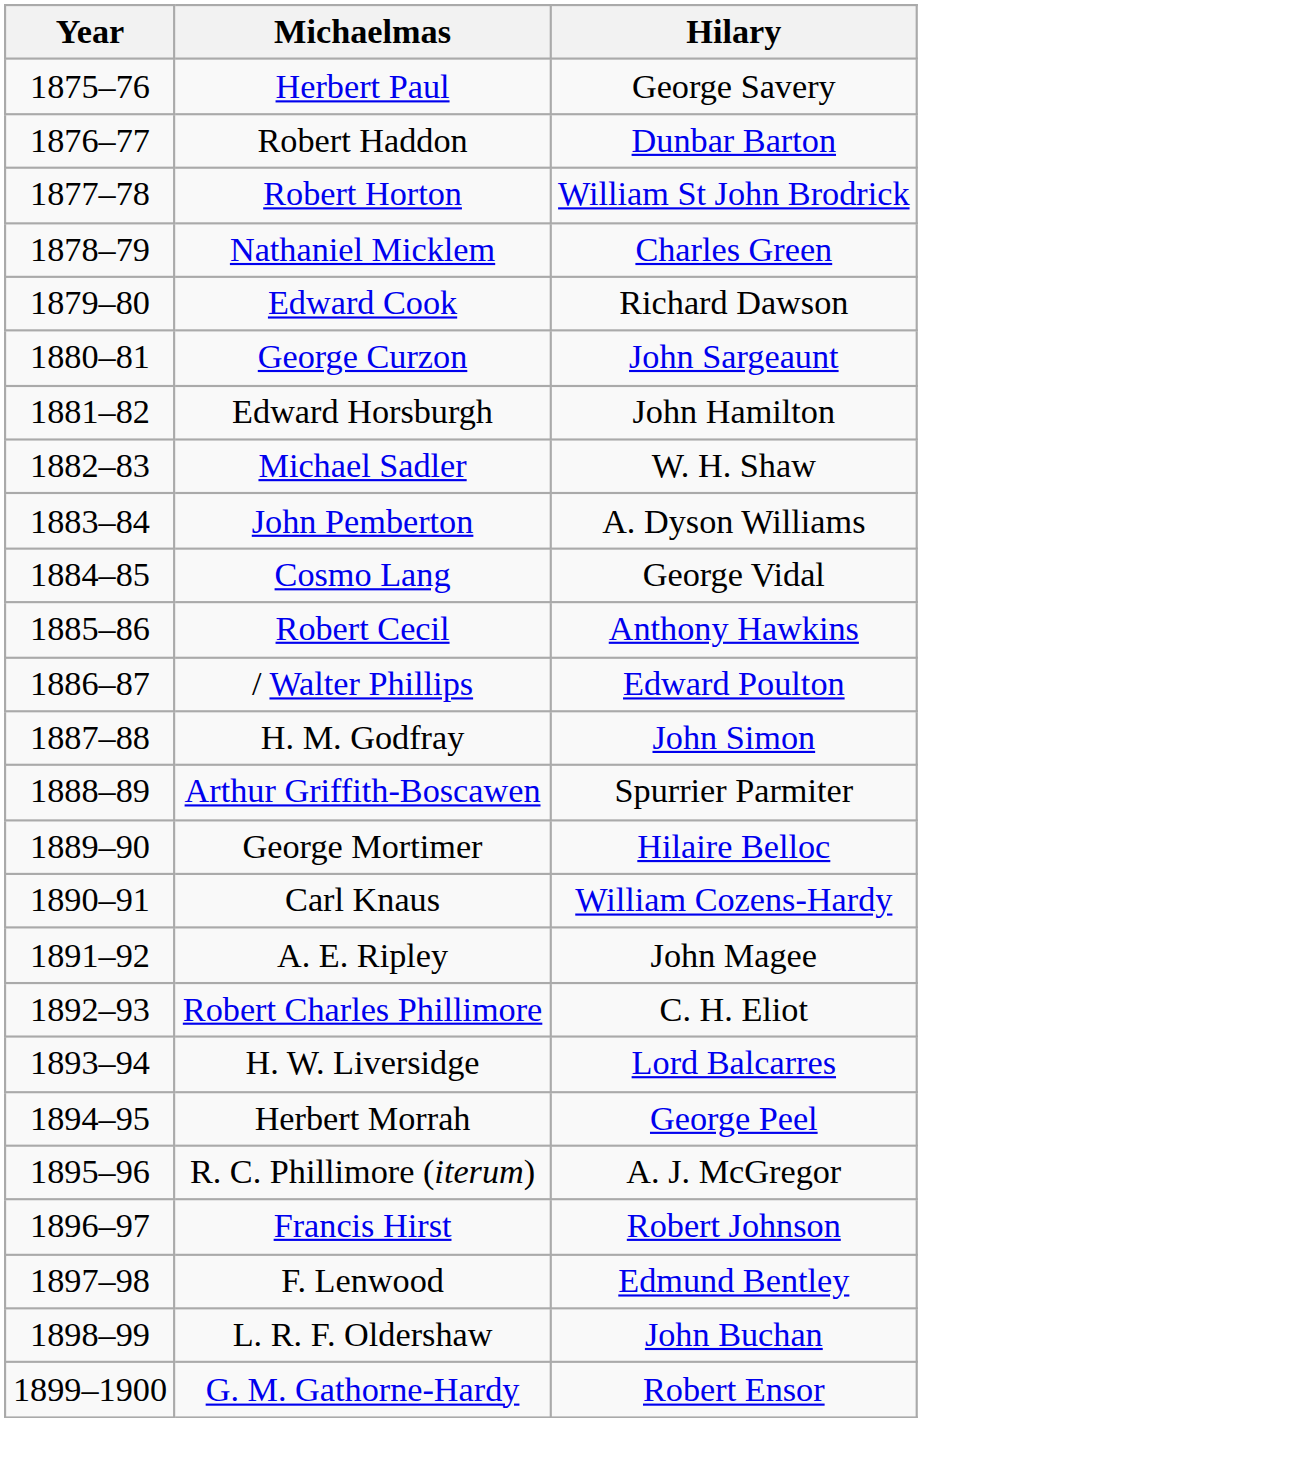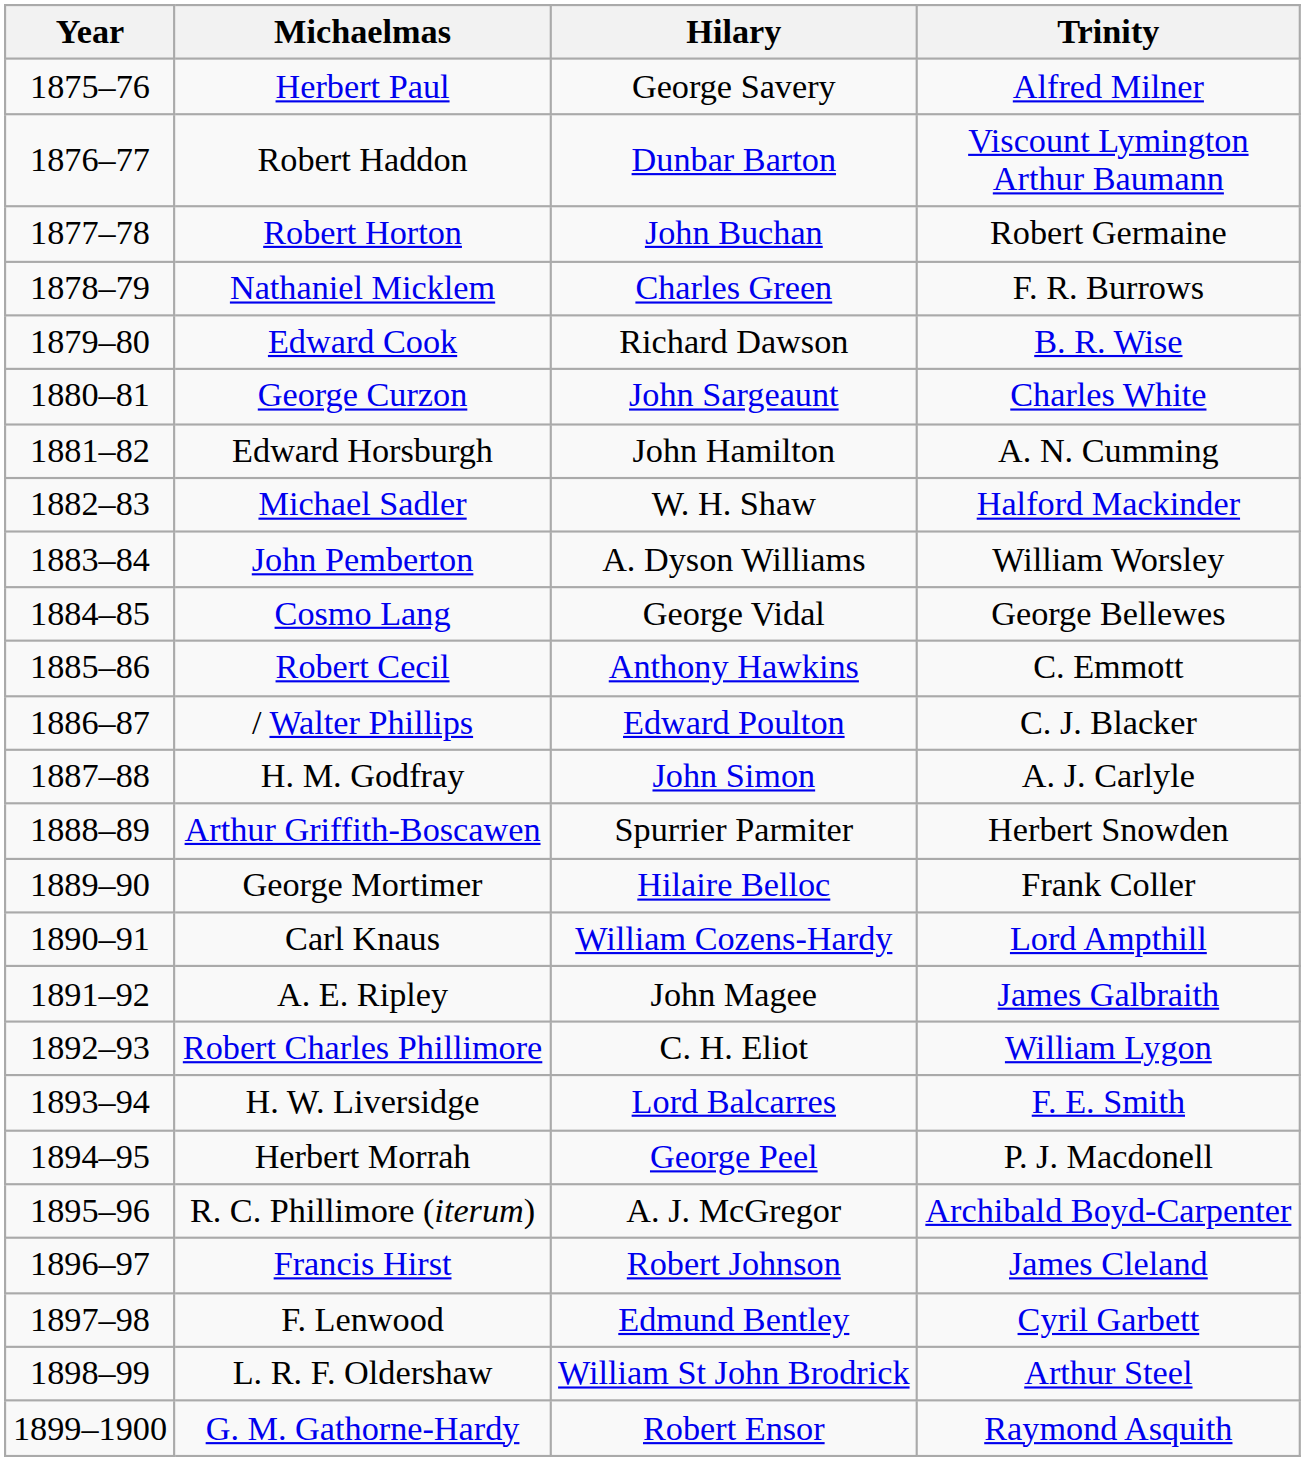+ column: (1108, 31)
(734, 194) William St John Brodrick -> (734, 233) John Buchan
(734, 1334) John Buchan -> (734, 1373) William St John Brodrick
